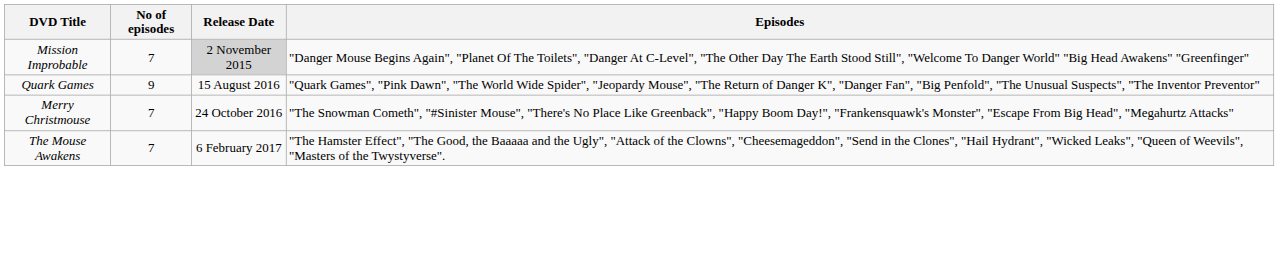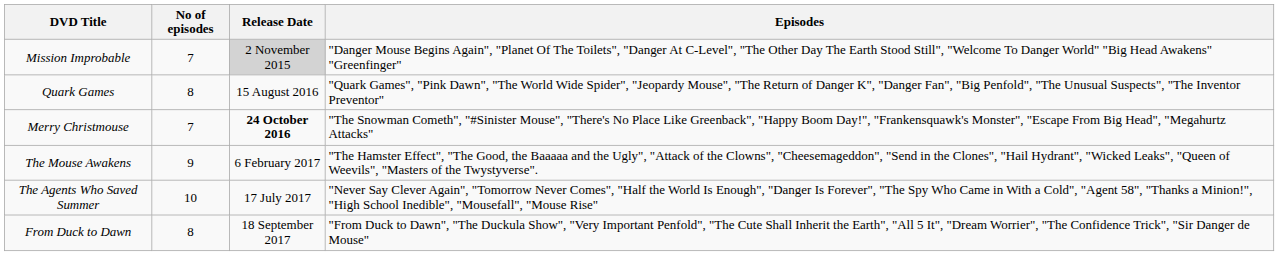(151, 85) 9 -> (191, 92) 8
(239, 112) normal -> (277, 127) bold
(151, 148) 7 -> (191, 162) 9
+ row: (78, 197)
+ row: (78, 232)
